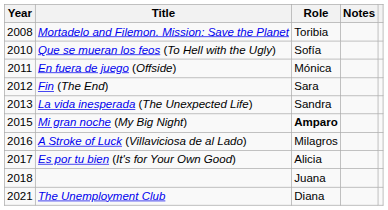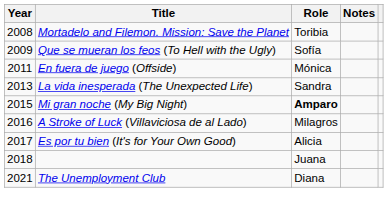(20, 50) 2010 -> (20, 50) 2009
- row: (73, 86)
